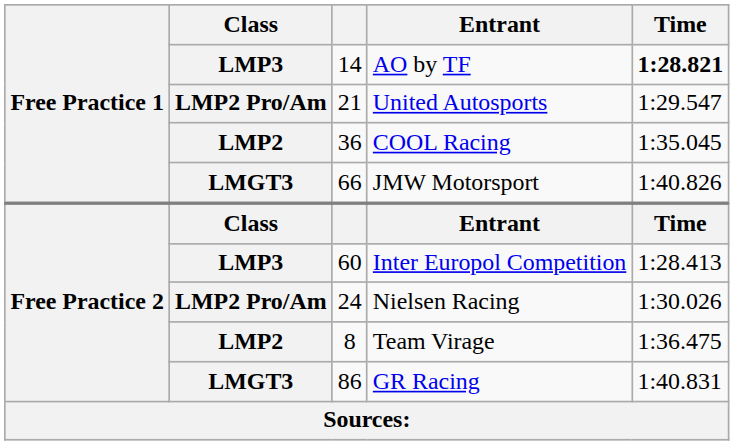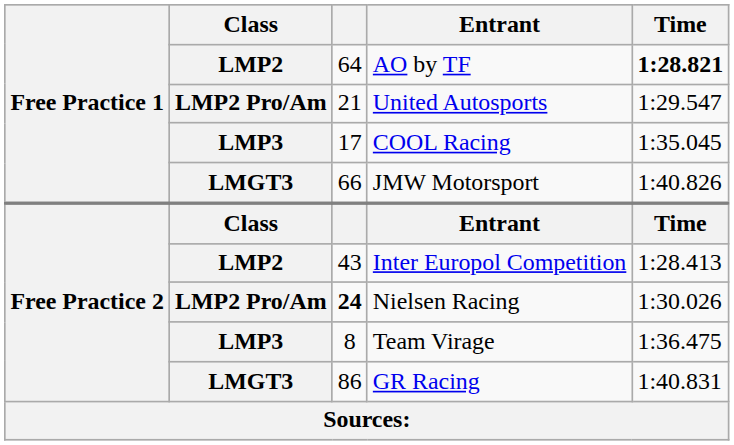(251, 64) LMP3 -> (251, 64) LMP2
(350, 64) 14 -> (350, 64) 64
(251, 142) LMP2 -> (251, 142) LMP3
(350, 142) 36 -> (350, 142) 17
(251, 262) LMP3 -> (251, 262) LMP2
(350, 262) 60 -> (350, 262) 43
(350, 302) normal -> (350, 302) bold
(251, 341) LMP2 -> (251, 341) LMP3
